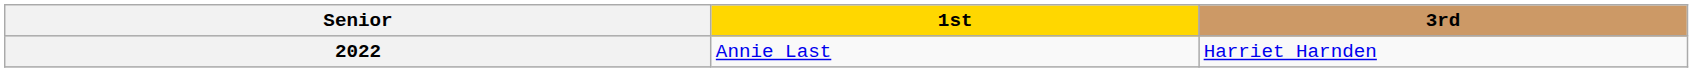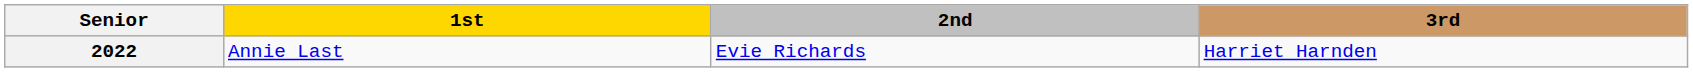+ column: (955, 20)
